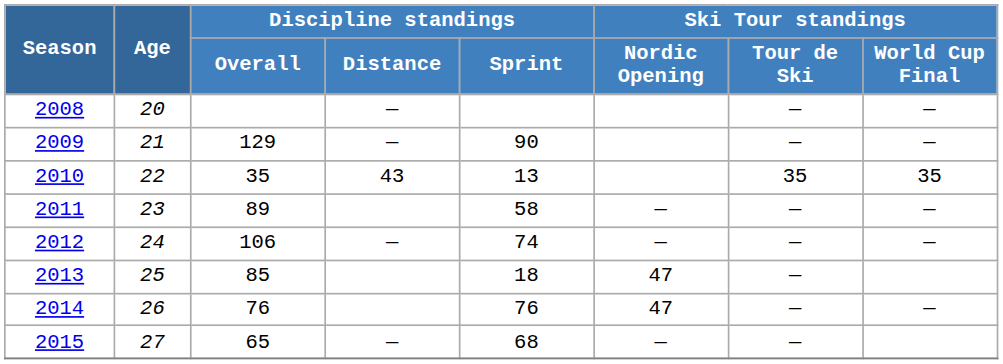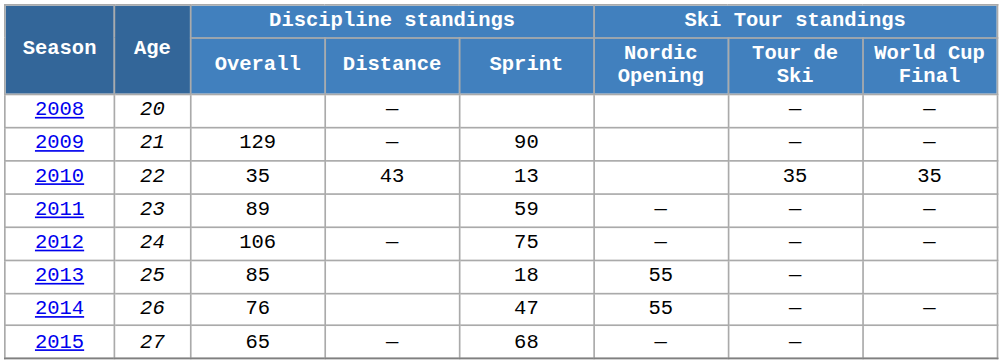(526, 210) 58 -> (526, 210) 59
(526, 244) 74 -> (526, 244) 75
(661, 277) 47 -> (661, 277) 55
(526, 310) 76 -> (526, 310) 47
(661, 310) 47 -> (661, 310) 55
